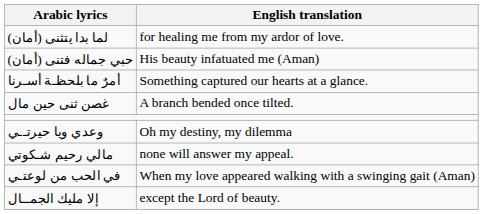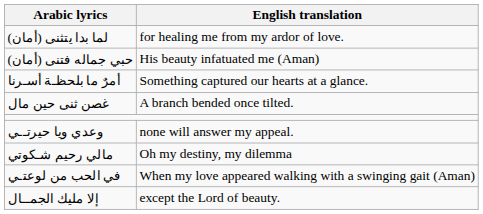(216, 131) Oh my destiny, my dilemma -> (216, 131) none will answer my appeal.
(216, 153) none will answer my appeal. -> (216, 153) Oh my destiny, my dilemma
